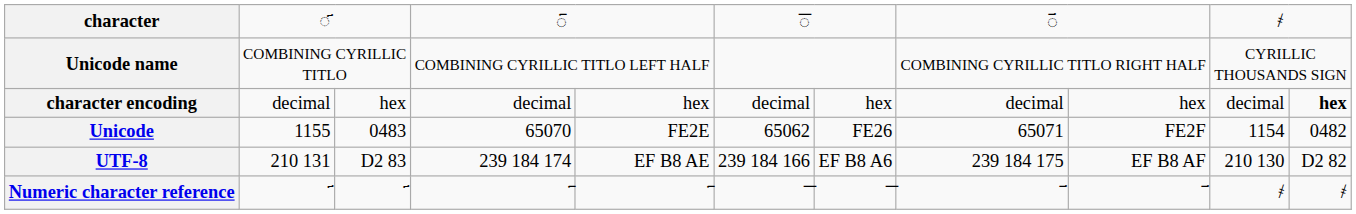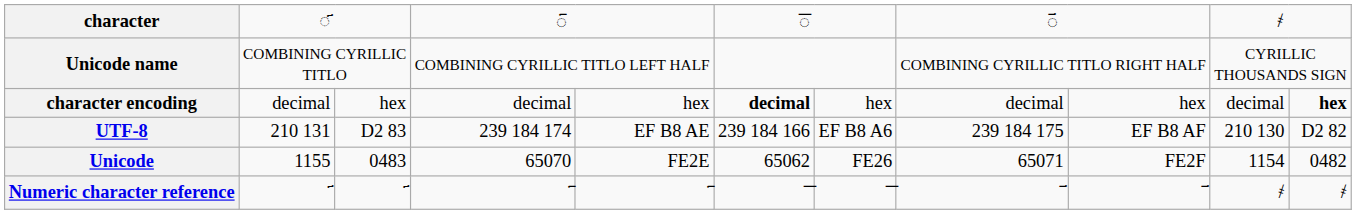(781, 102) normal -> (779, 102) bold
rows swapped: (122, 131) <-> (122, 161)
